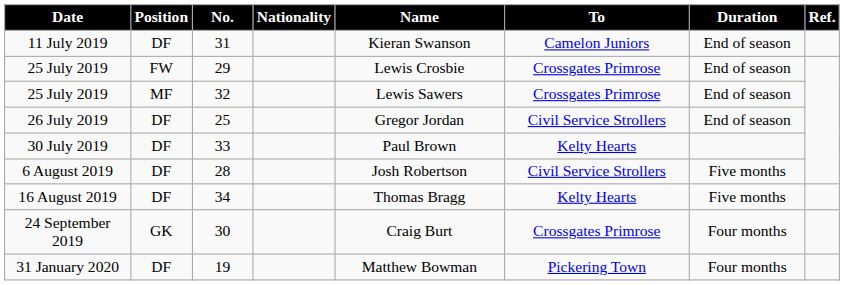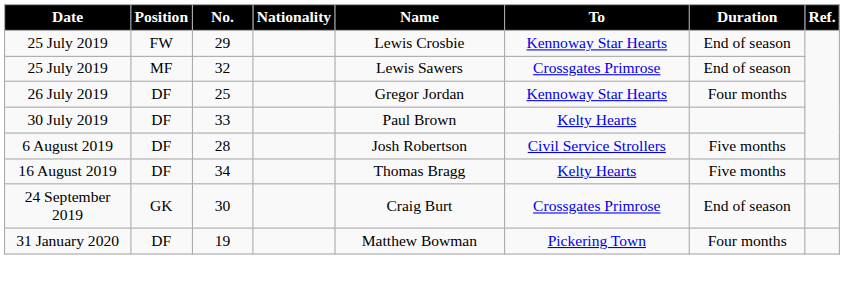- row: (223, 43)
(597, 69) Crossgates Primrose -> (597, 43) Kennoway Star Hearts
(597, 120) Civil Service Strollers -> (597, 94) Kennoway Star Hearts
(747, 120) End of season -> (747, 94) Four months
(747, 232) Four months -> (747, 206) End of season
